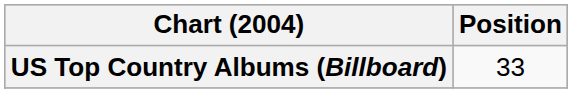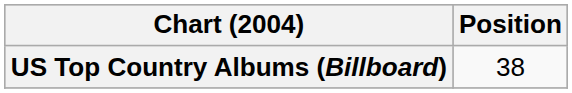(510, 66) 33 -> (510, 66) 38
